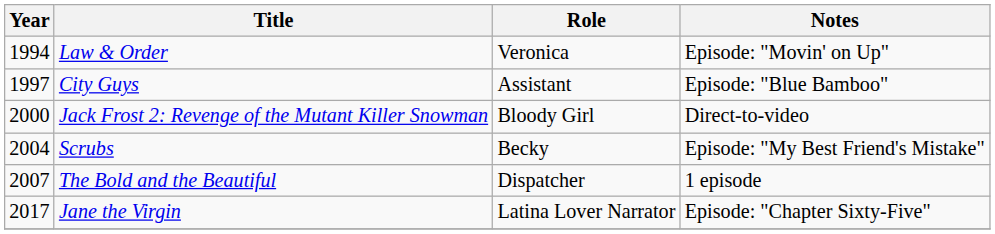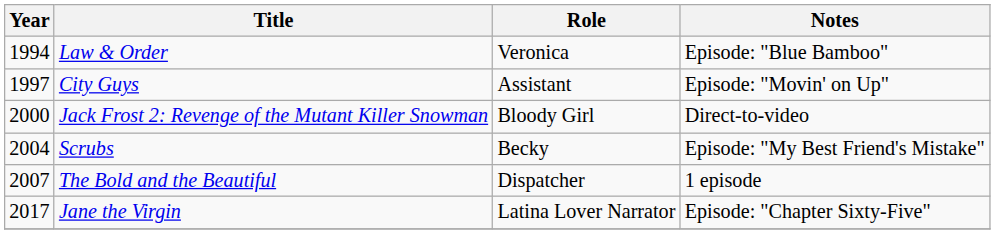(787, 52) Episode: "Movin' on Up" -> (786, 52) Episode: "Blue Bamboo"
(786, 84) Episode: "Blue Bamboo" -> (787, 84) Episode: "Movin' on Up"
